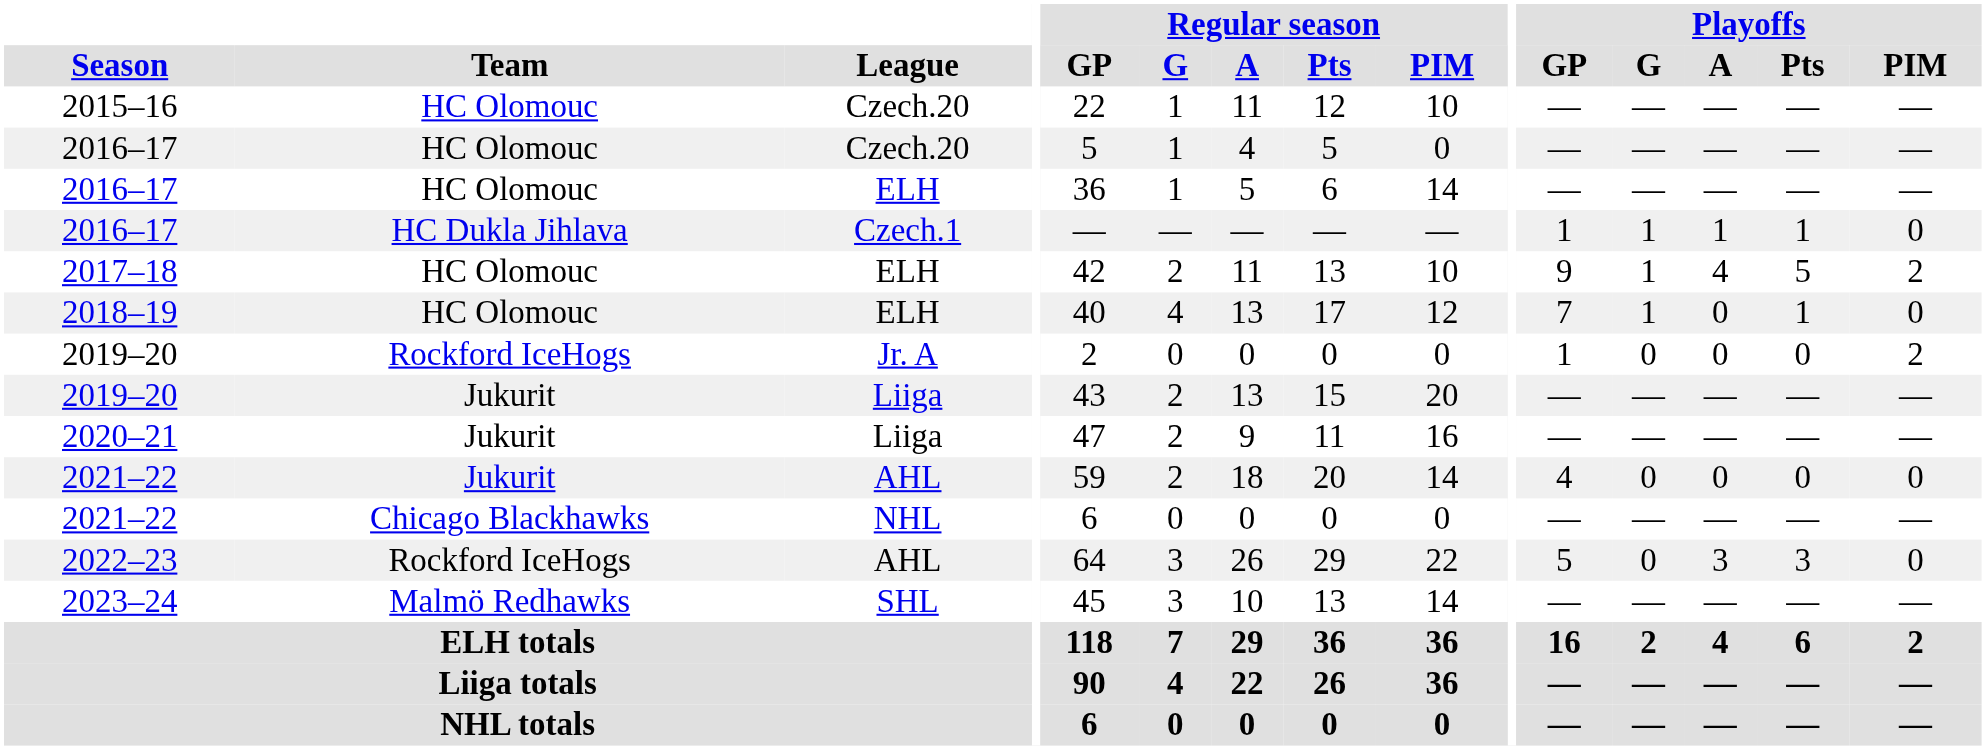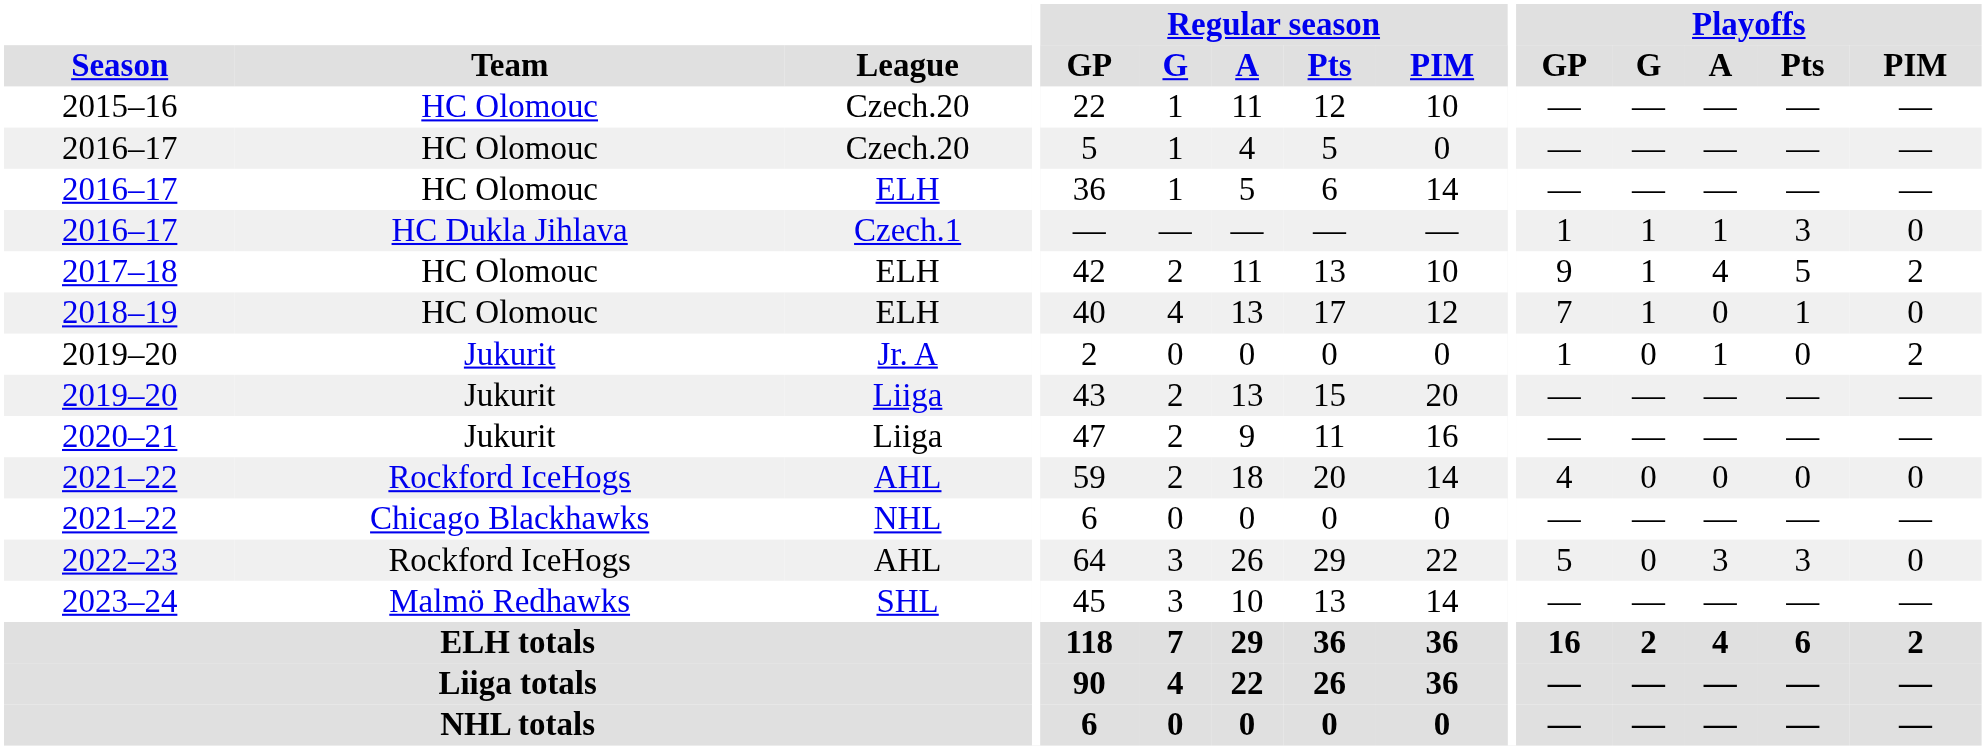(1803, 230) 1 -> (1803, 230) 3
(510, 353) Rockford IceHogs -> (510, 353) Jukurit
(1720, 353) 0 -> (1720, 353) 1
(510, 477) Jukurit -> (510, 477) Rockford IceHogs
